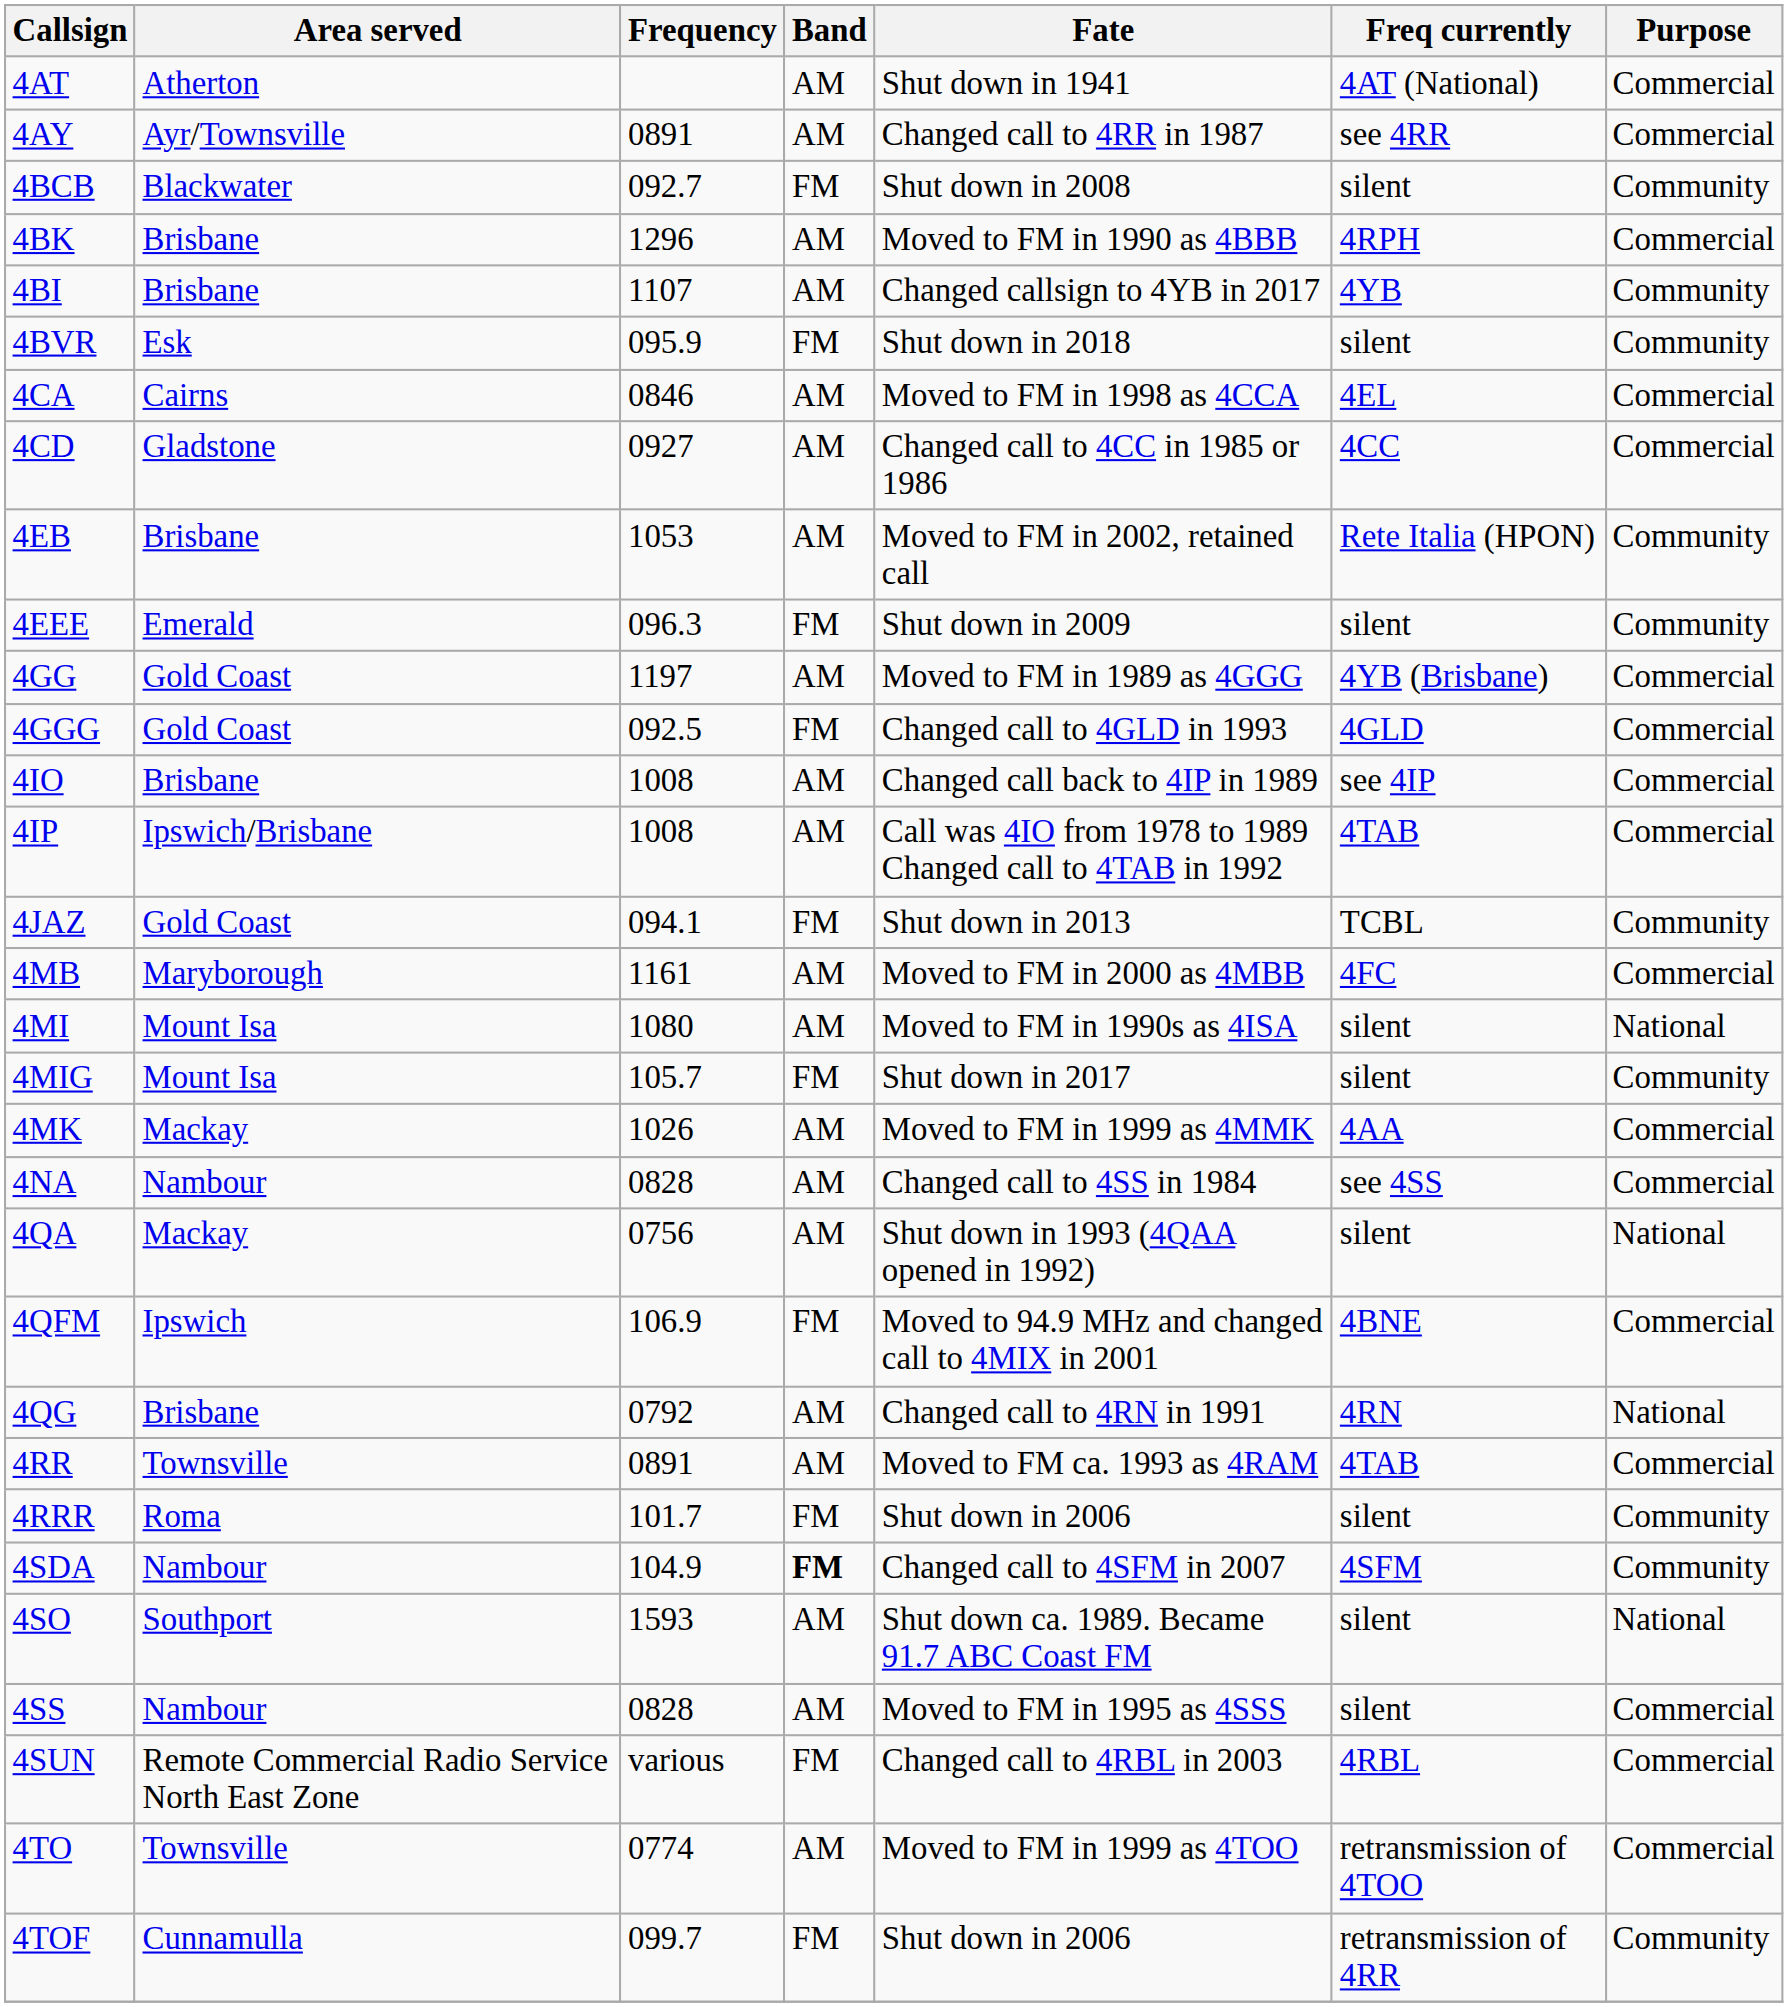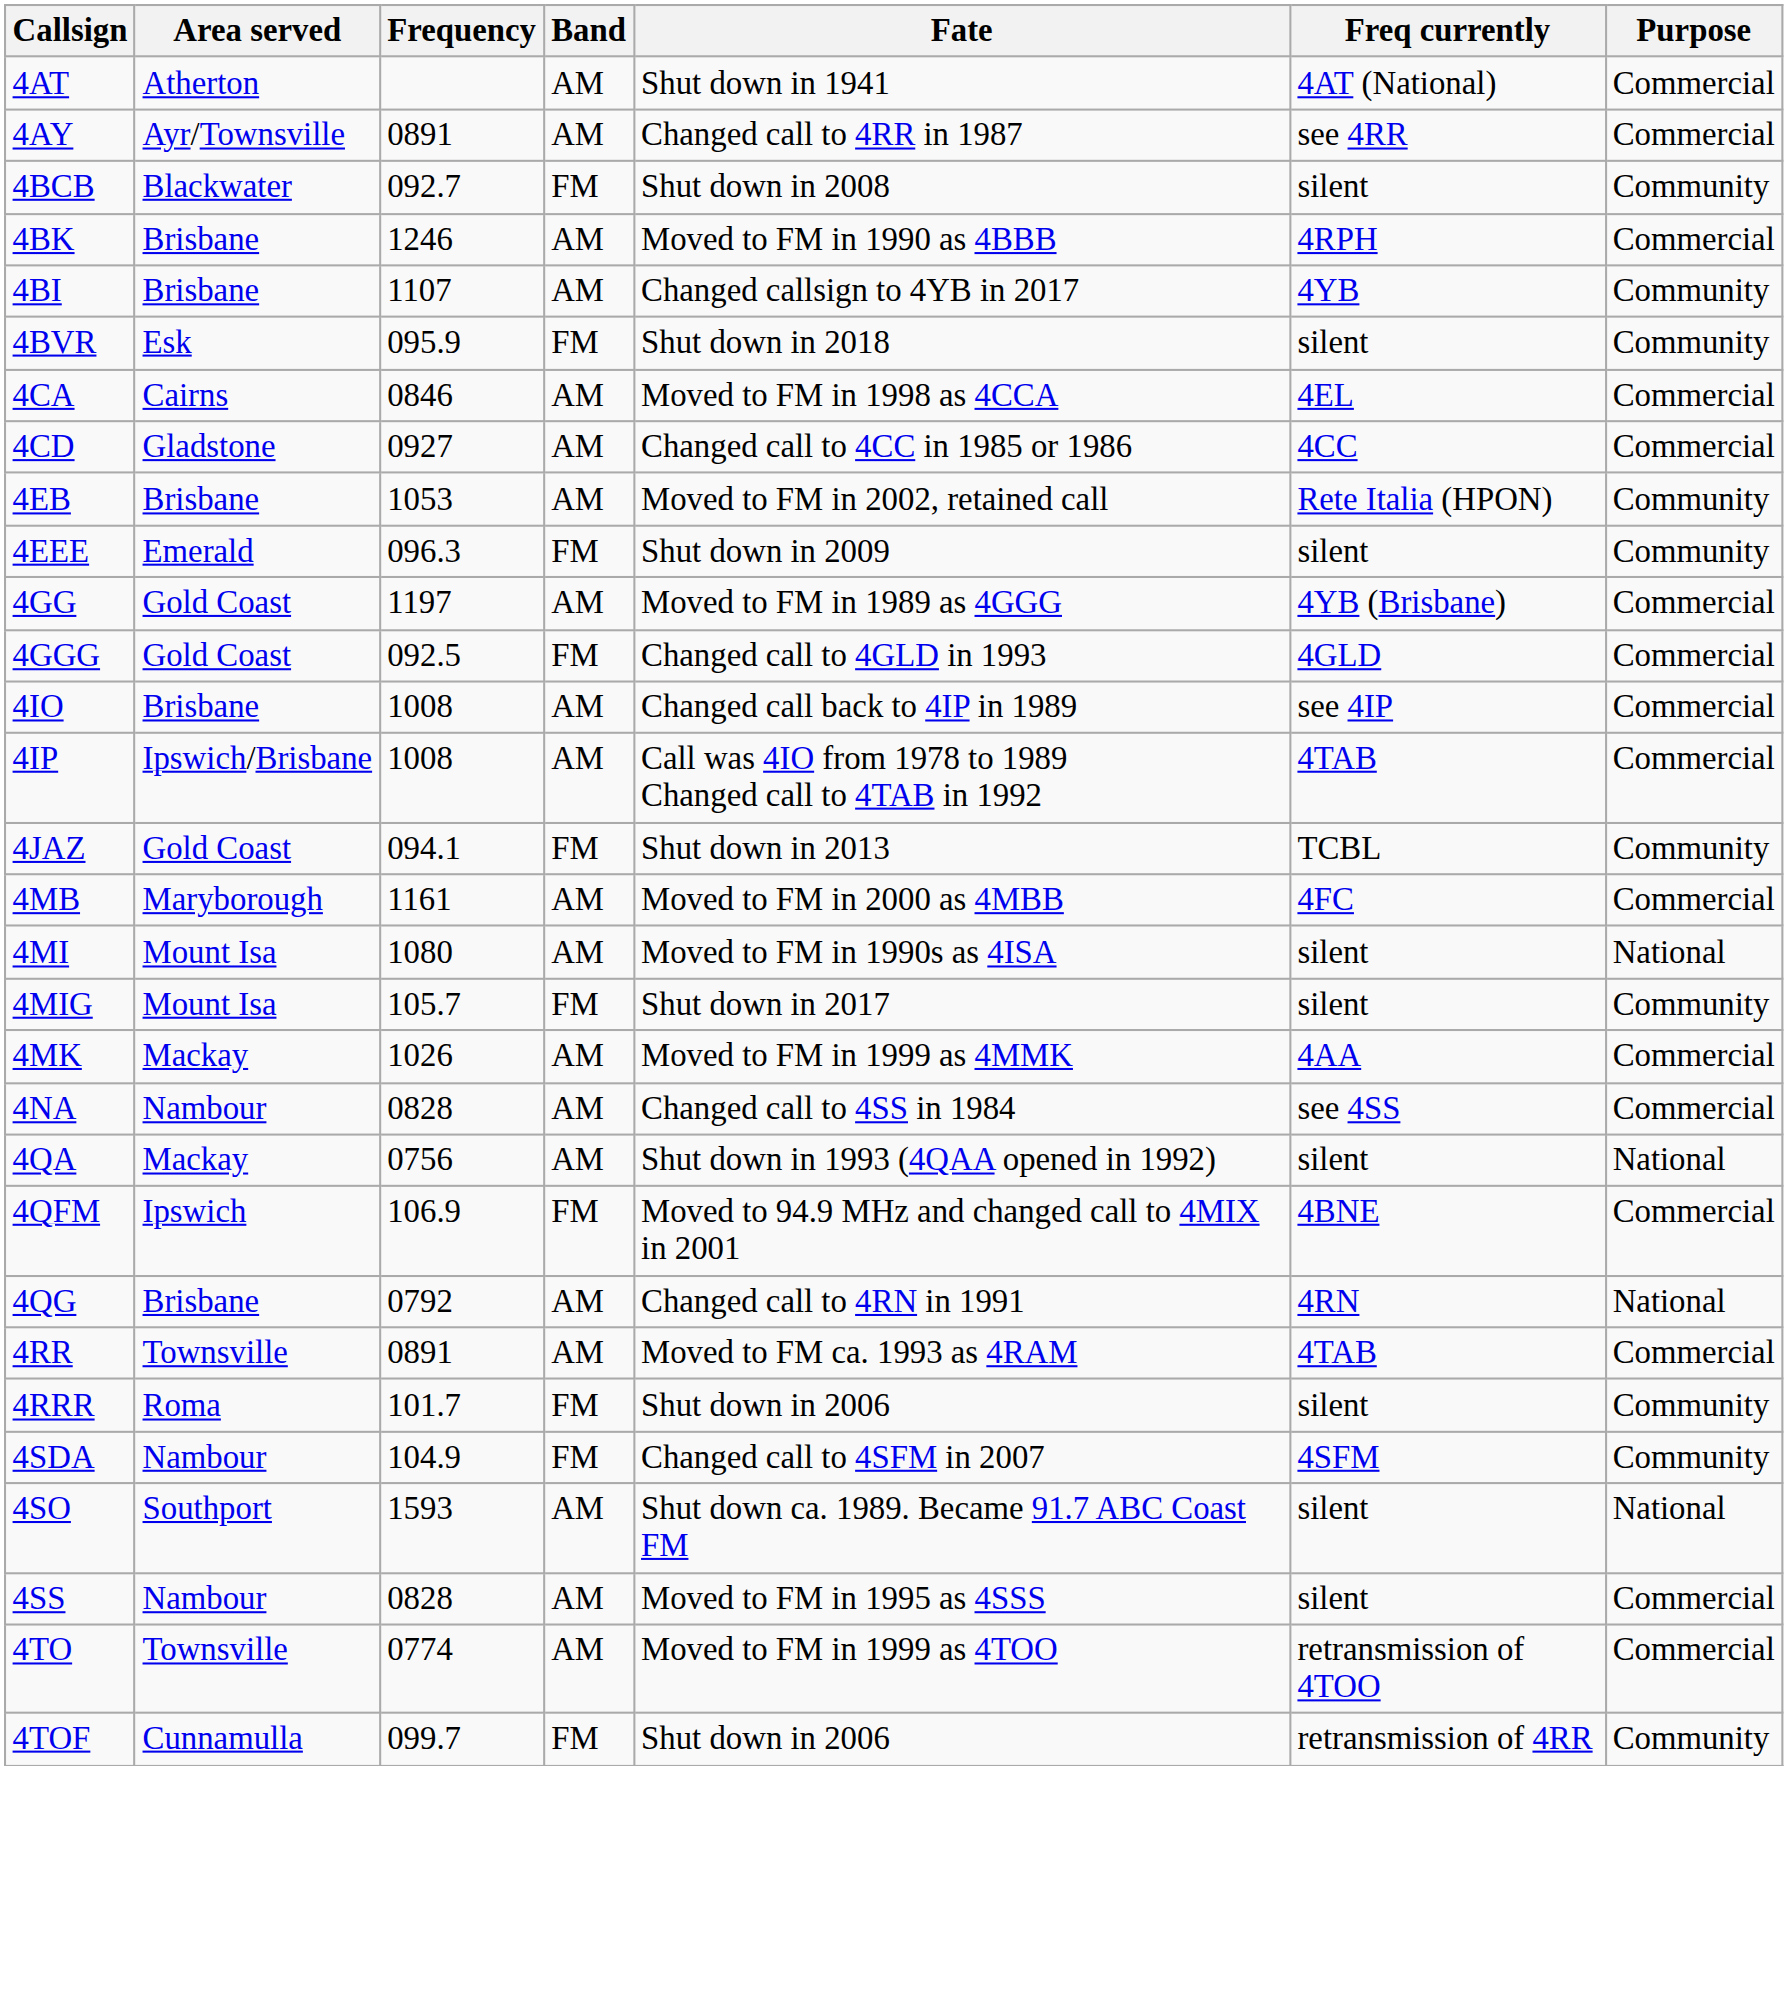(661, 238) 1296 -> (420, 238) 1246
(817, 1567) bold -> (575, 1456) normal
- row: (54, 1760)
